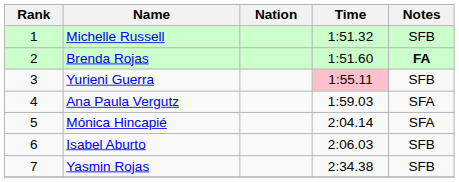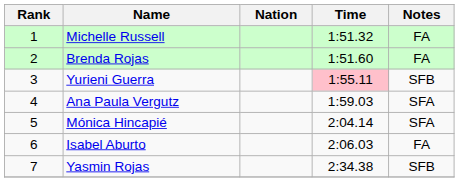(422, 36) SFB -> (422, 36) FA
(422, 58) bold -> (422, 58) normal
(422, 144) SFB -> (422, 144) FA
